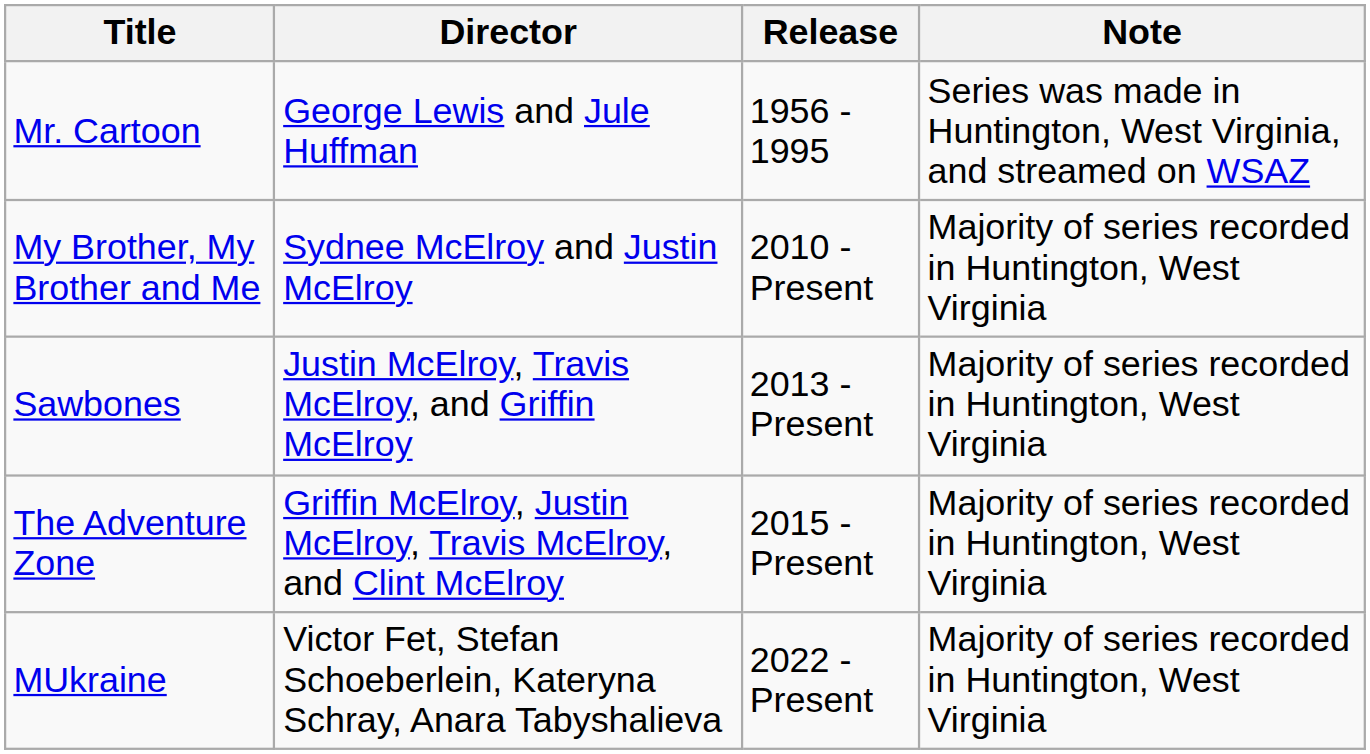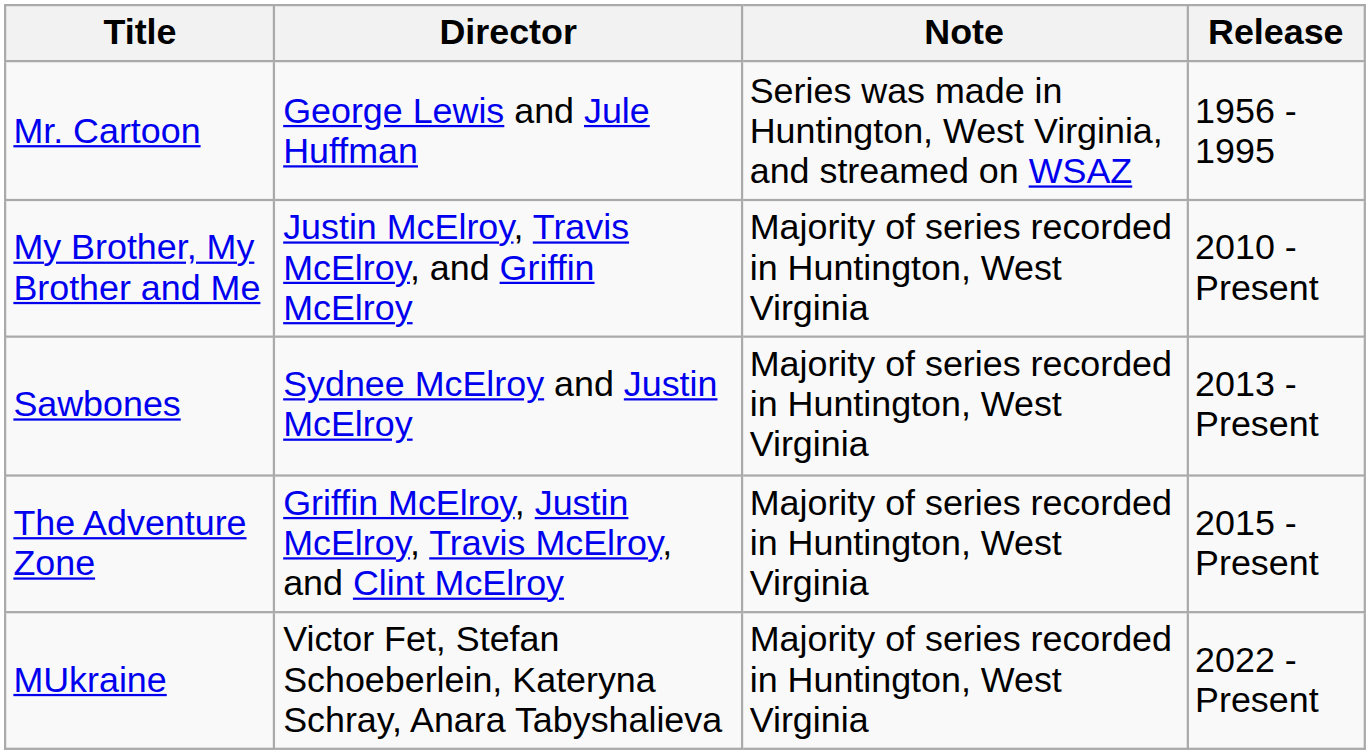columns swapped: (830, 32) <-> (1142, 32)
(500, 267) Sydnee McElroy and Justin McElroy -> (456, 267) Justin McElroy, Travis McElroy, and Griffin McElroy
(456, 405) Justin McElroy, Travis McElroy, and Griffin McElroy -> (500, 405) Sydnee McElroy and Justin McElroy
